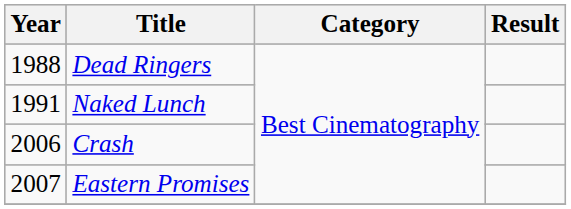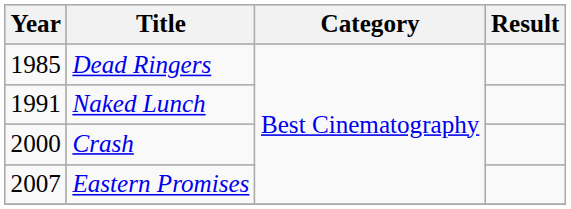(36, 64) 1988 -> (36, 64) 1985
(36, 143) 2006 -> (36, 143) 2000
